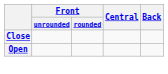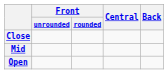+ row: (18, 50)
